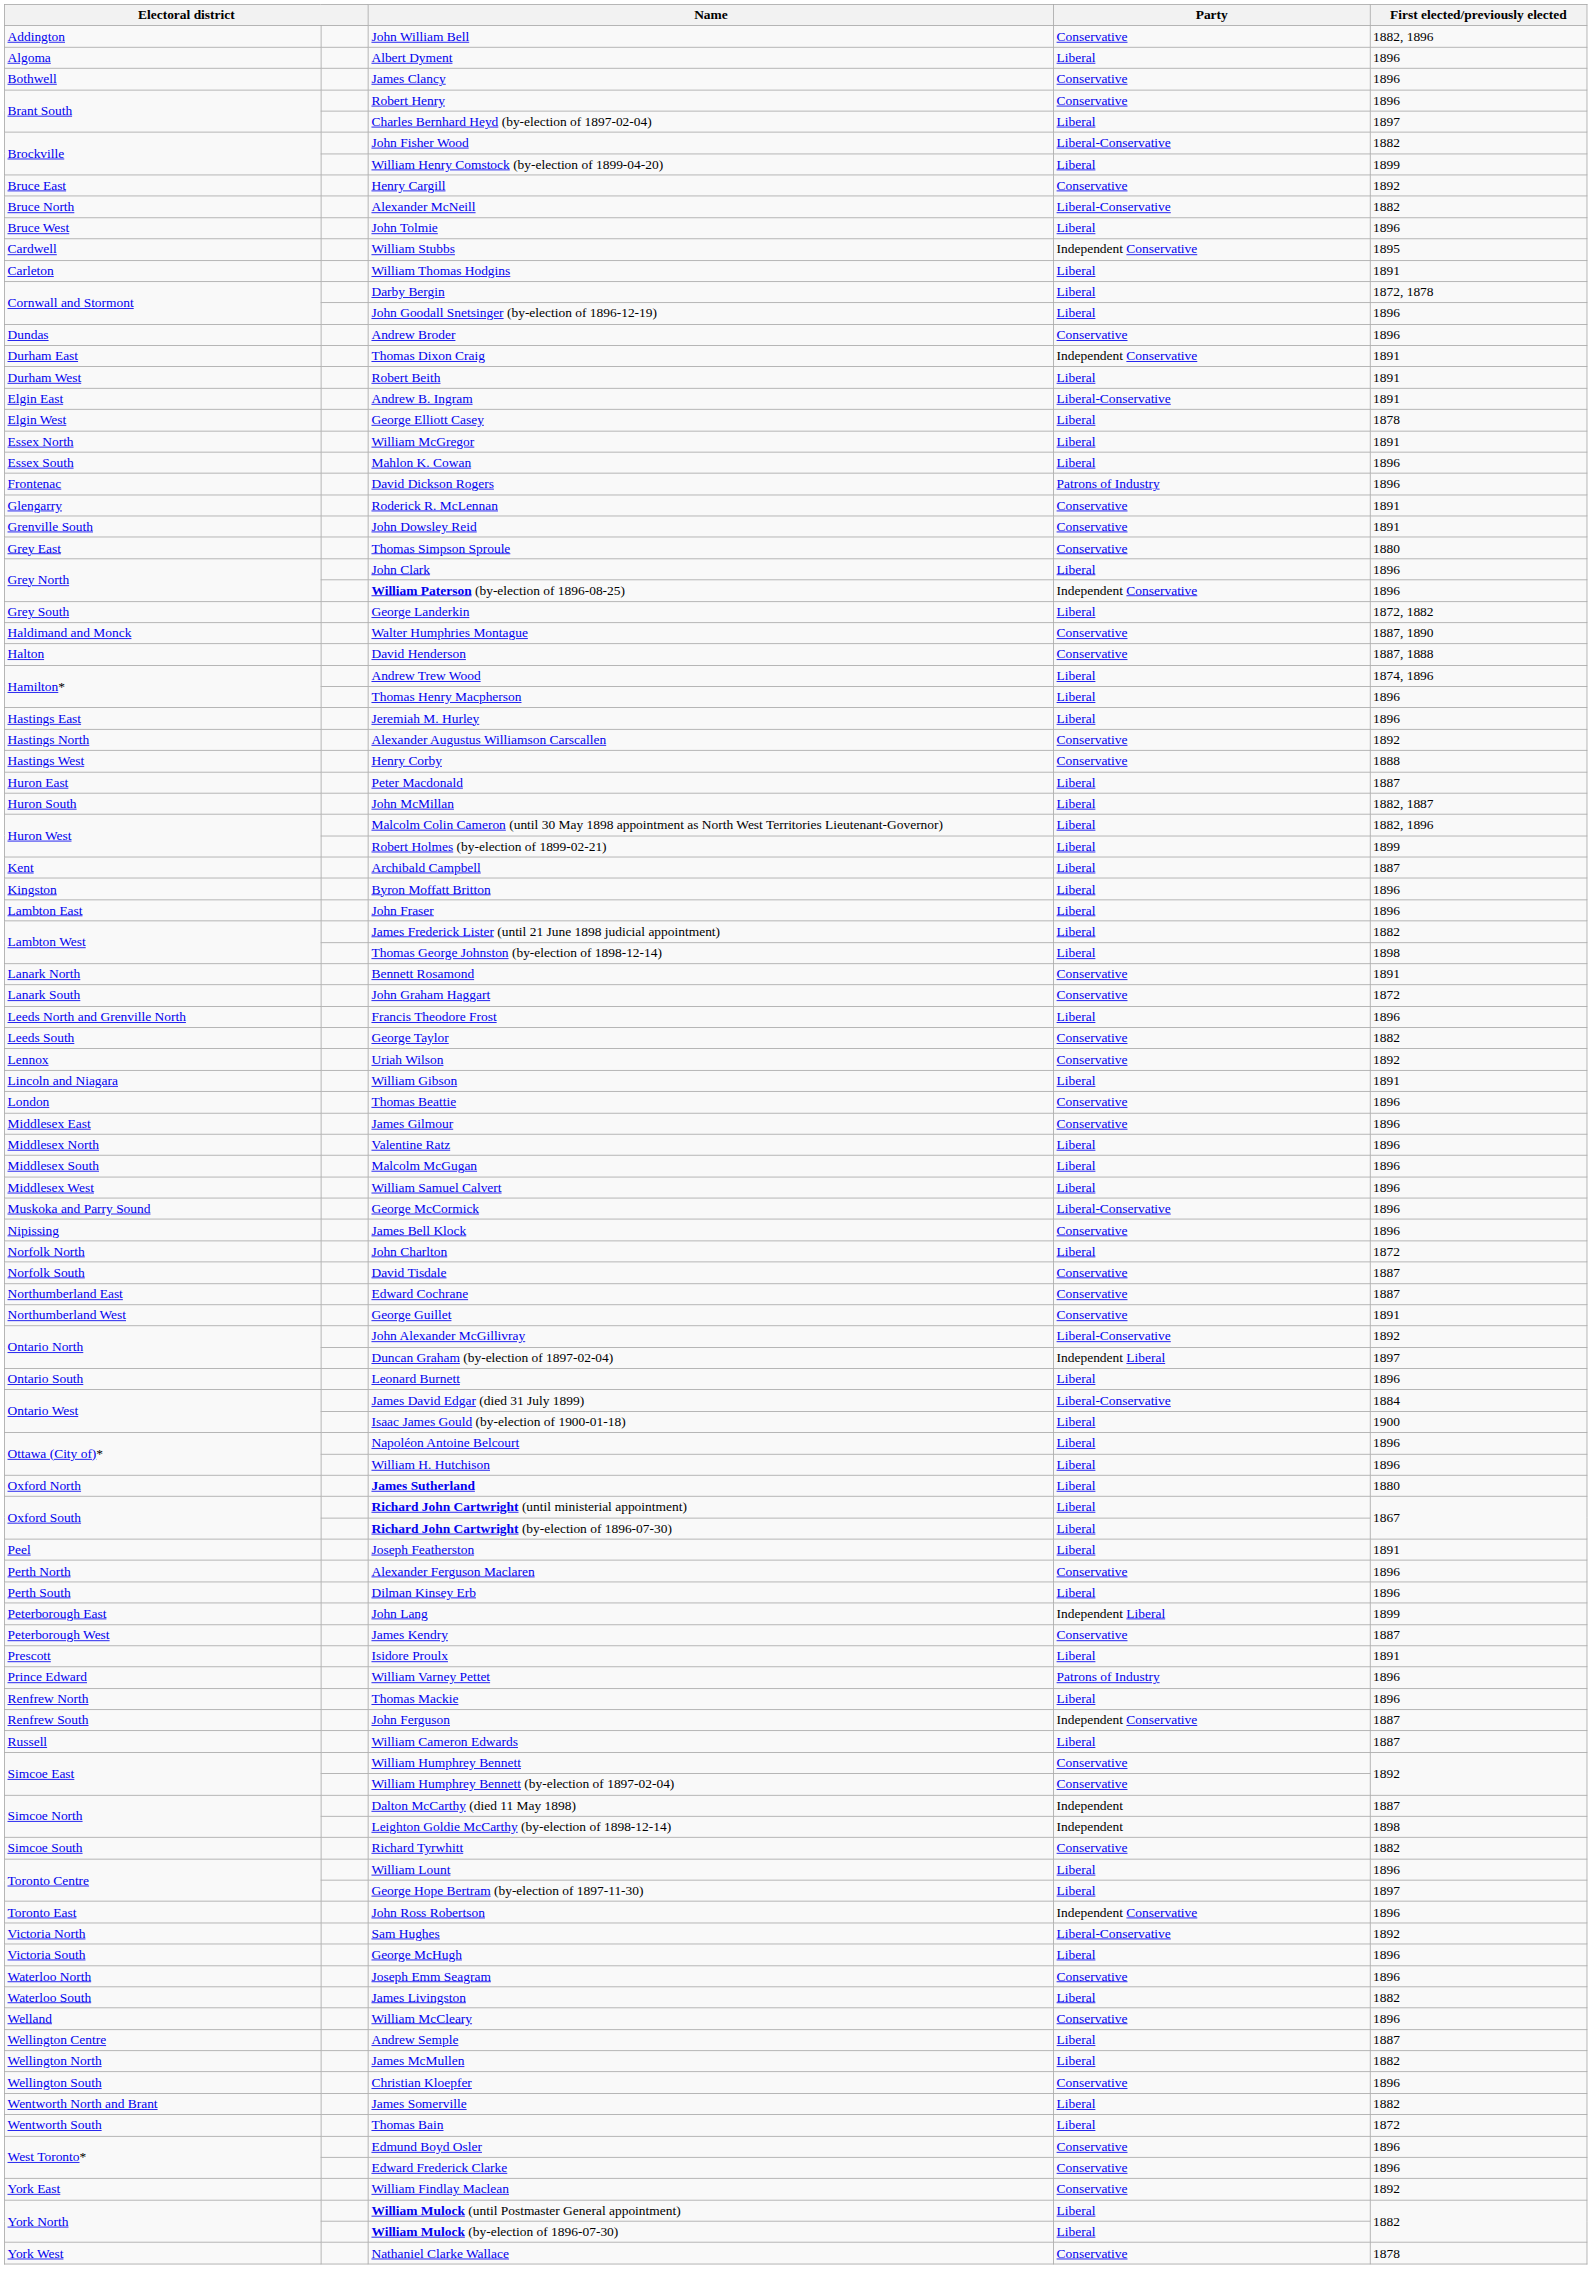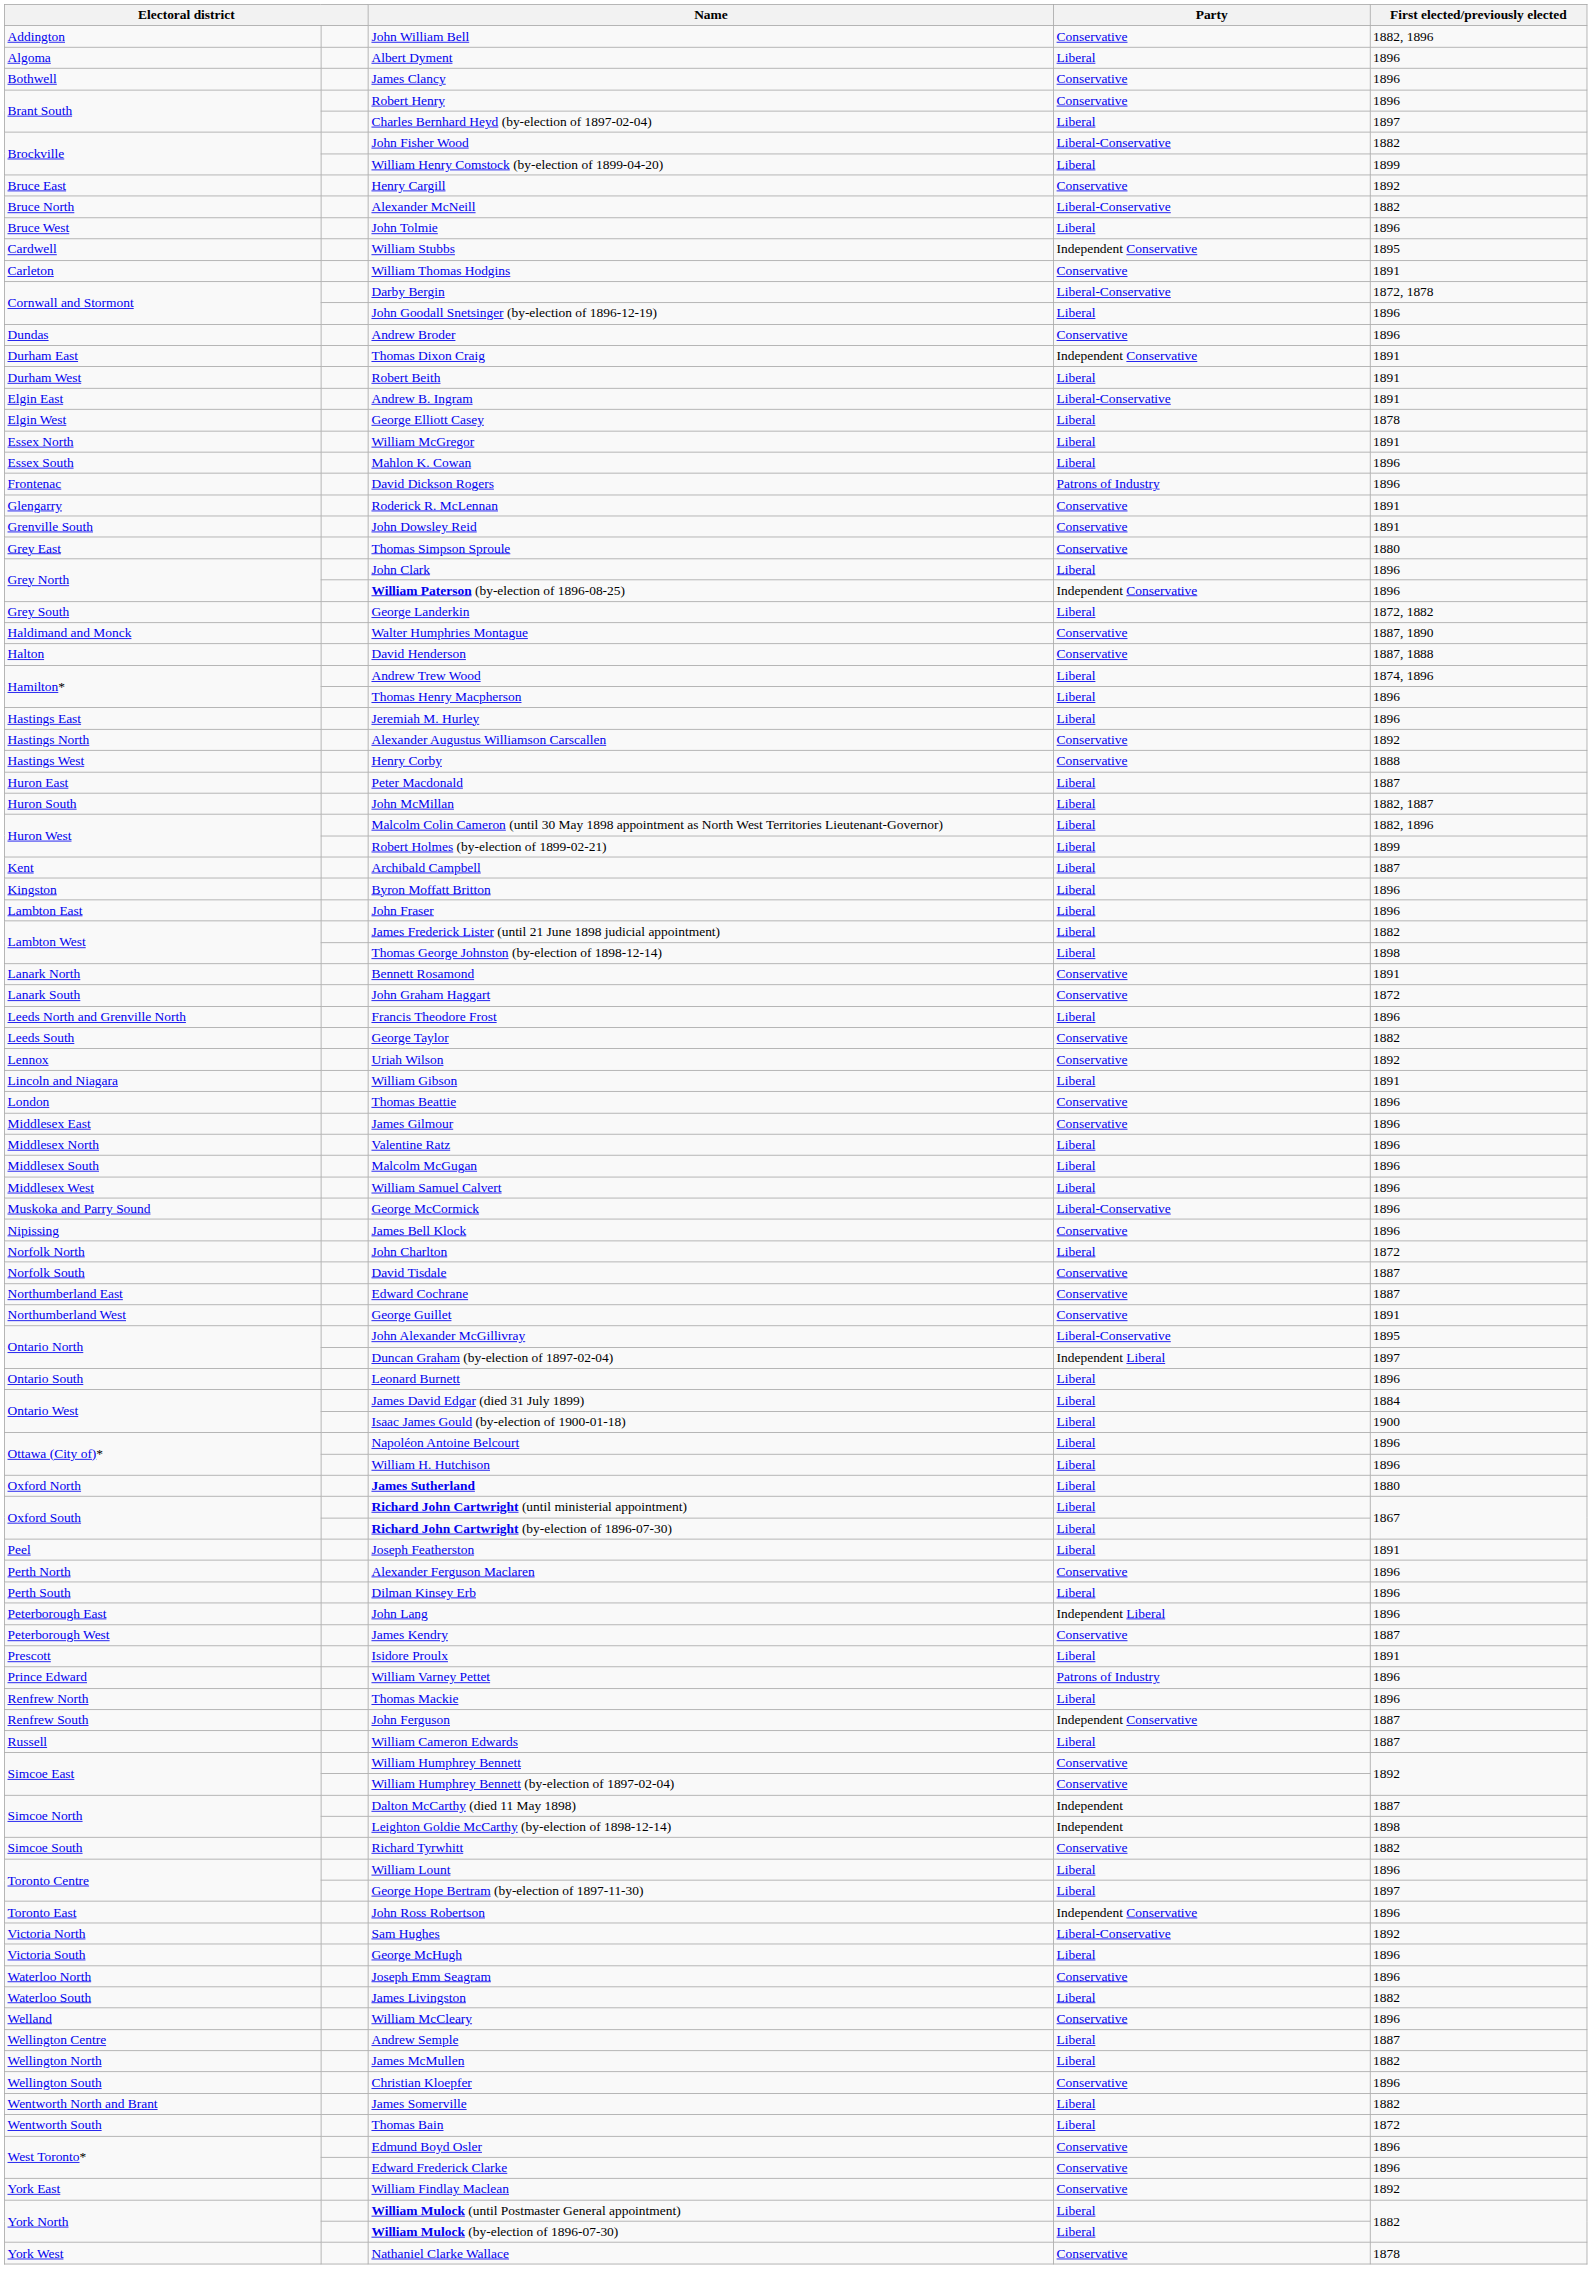(1076, 270) Liberal -> (1092, 270) Conservative
(1076, 292) Liberal -> (1114, 292) Liberal-Conservative
(1386, 1336) 1892 -> (1386, 1336) 1895
(1114, 1400) Liberal-Conservative -> (1076, 1400) Liberal
(1386, 1613) 1899 -> (1386, 1613) 1896
